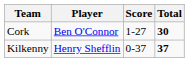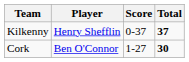rows swapped: (18, 31) <-> (28, 48)
